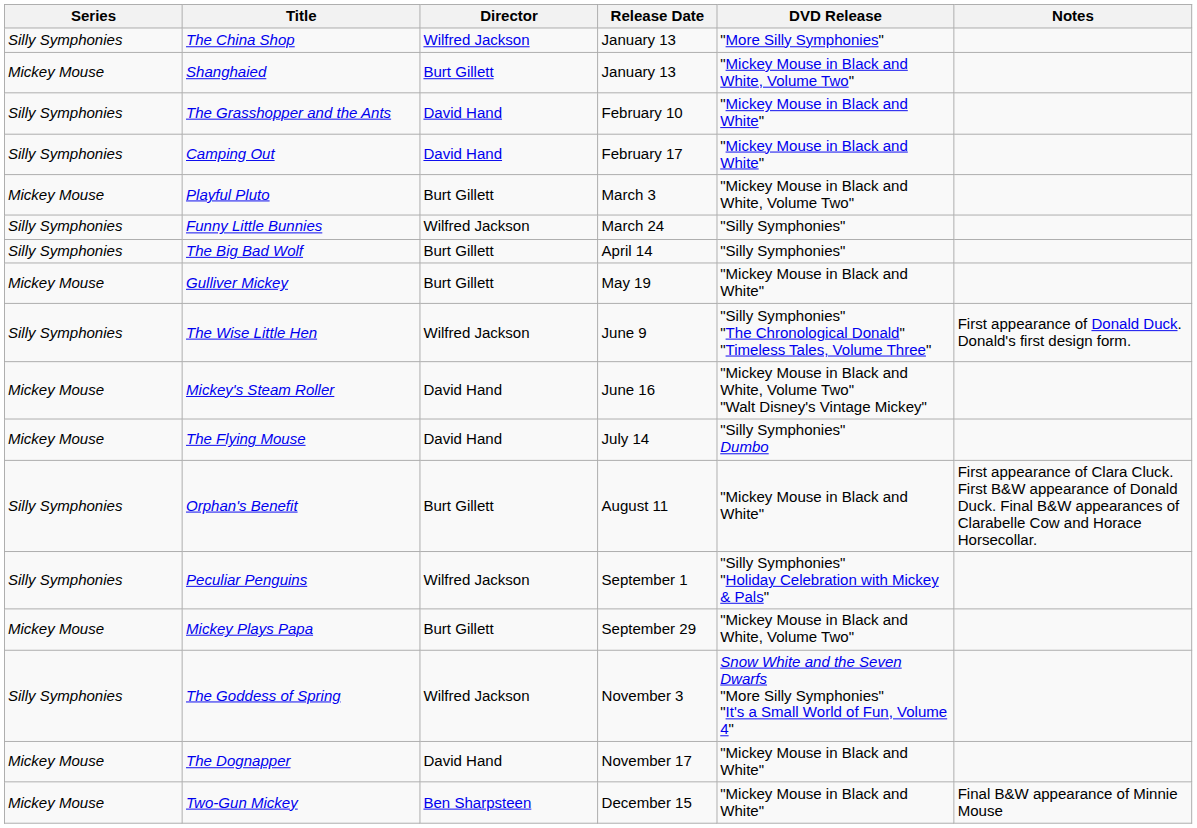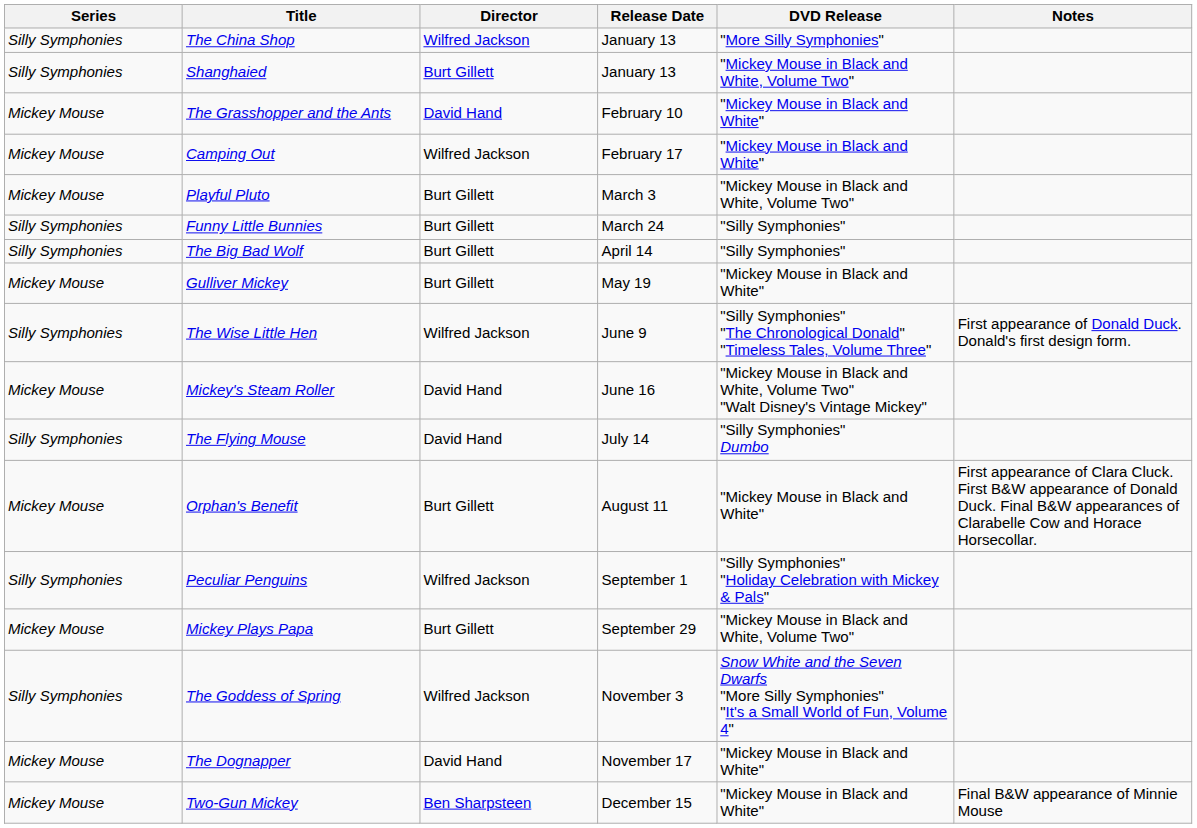(56, 72) Mickey Mouse -> (65, 72) Silly Symphonies
(65, 113) Silly Symphonies -> (56, 113) Mickey Mouse
(65, 154) Silly Symphonies -> (56, 154) Mickey Mouse
(463, 154) David Hand -> (477, 154) Wilfred Jackson
(477, 227) Wilfred Jackson -> (459, 227) Burt Gillett
(56, 439) Mickey Mouse -> (65, 439) Silly Symphonies
(65, 505) Silly Symphonies -> (56, 505) Mickey Mouse
